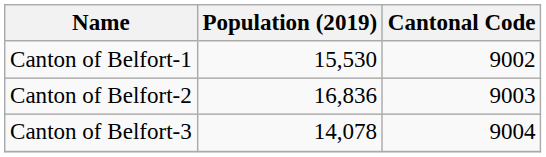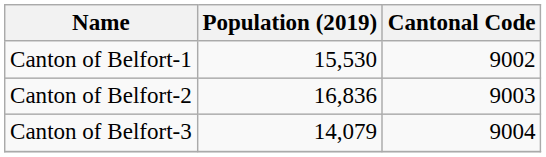(345, 132) 14,078 -> (345, 132) 14,079
